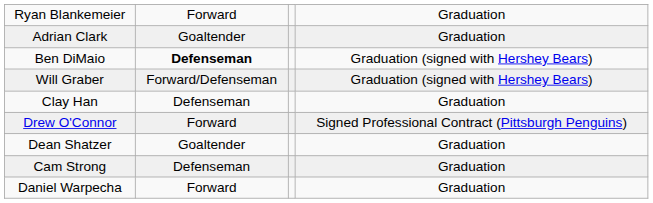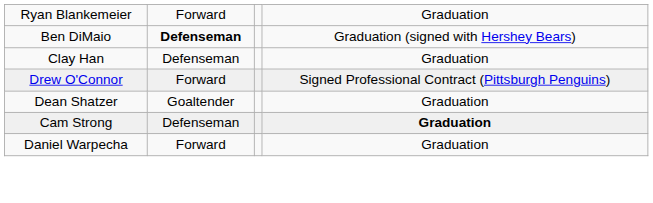- row: (70, 36)
- row: (70, 79)
(472, 166) normal -> (455, 123) bold
